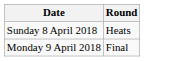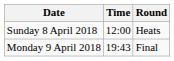+ column: (118, 13)
